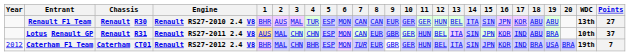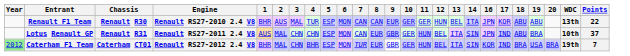- column: (488, 10)
(611, 22) 27 -> (595, 22) 22
(504, 33) KOR -> (488, 33) JPN
(14, 45) no background -> (14, 45) lightgreen background
